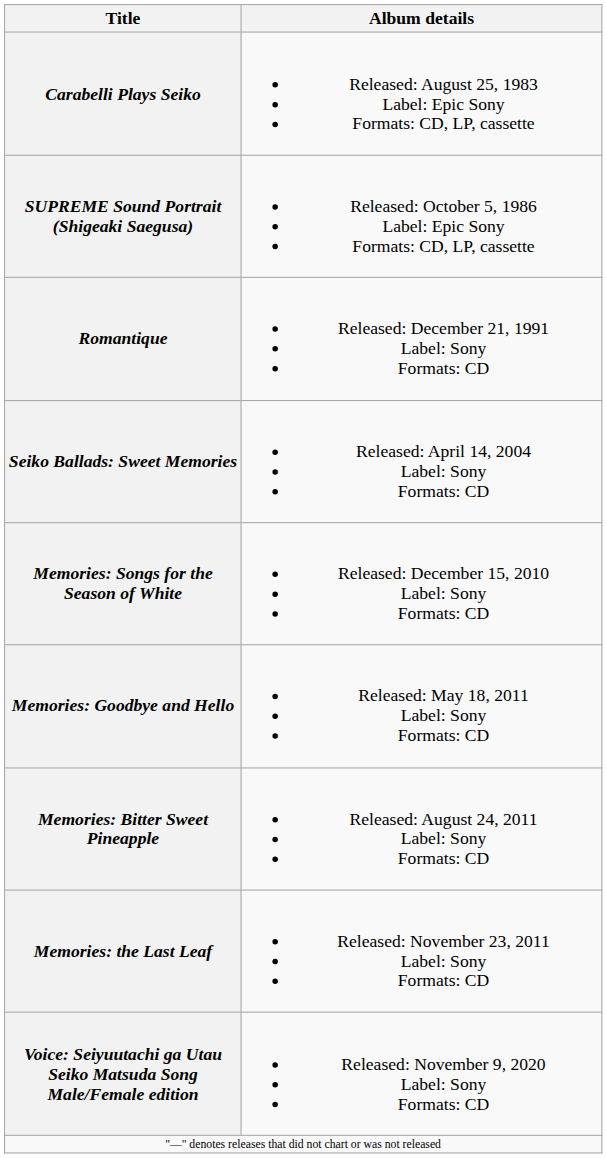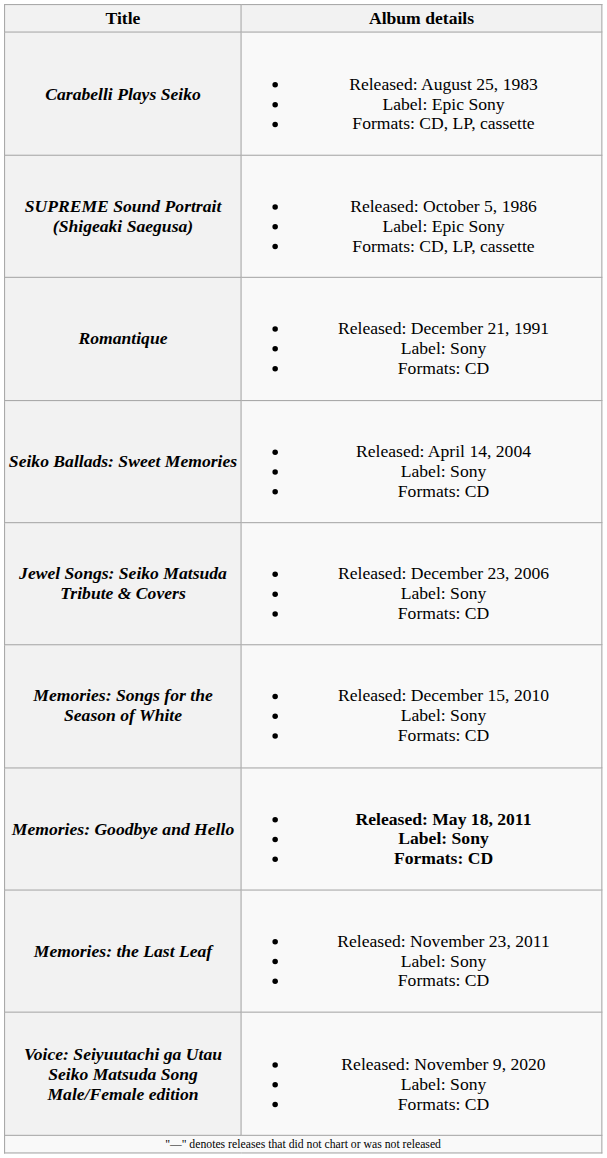+ row: (123, 583)
(422, 716) normal -> (422, 839) bold
- row: (123, 828)
